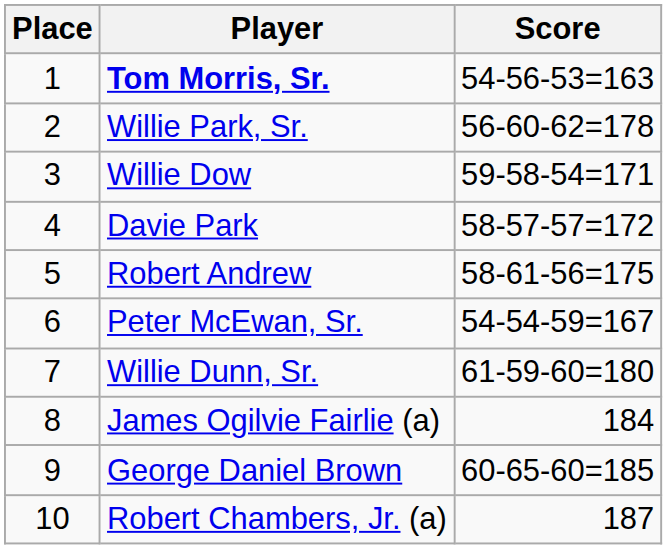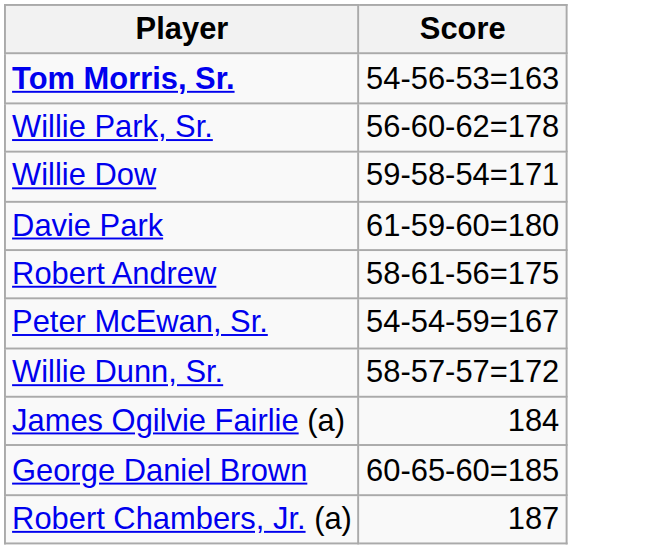- column: (52, 28)
(558, 224) 58-57-57=172 -> (463, 224) 61-59-60=180
(558, 371) 61-59-60=180 -> (463, 371) 58-57-57=172
